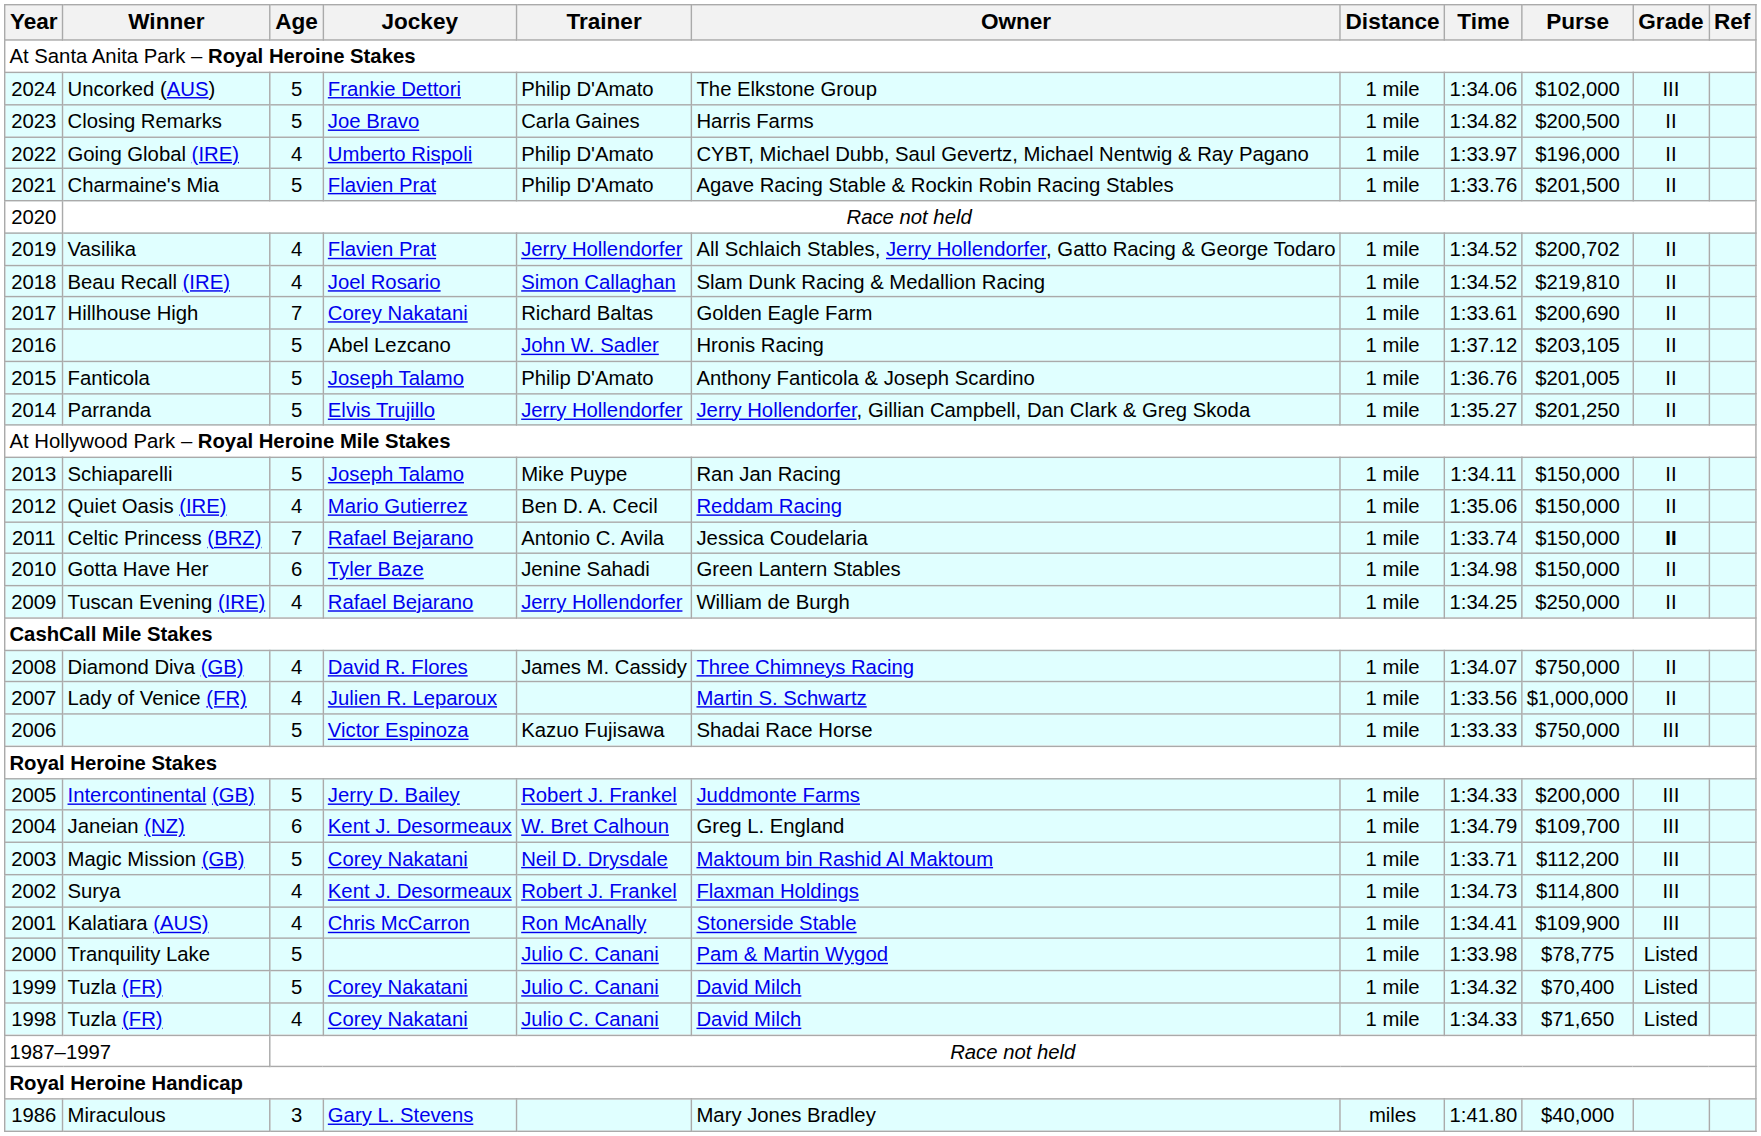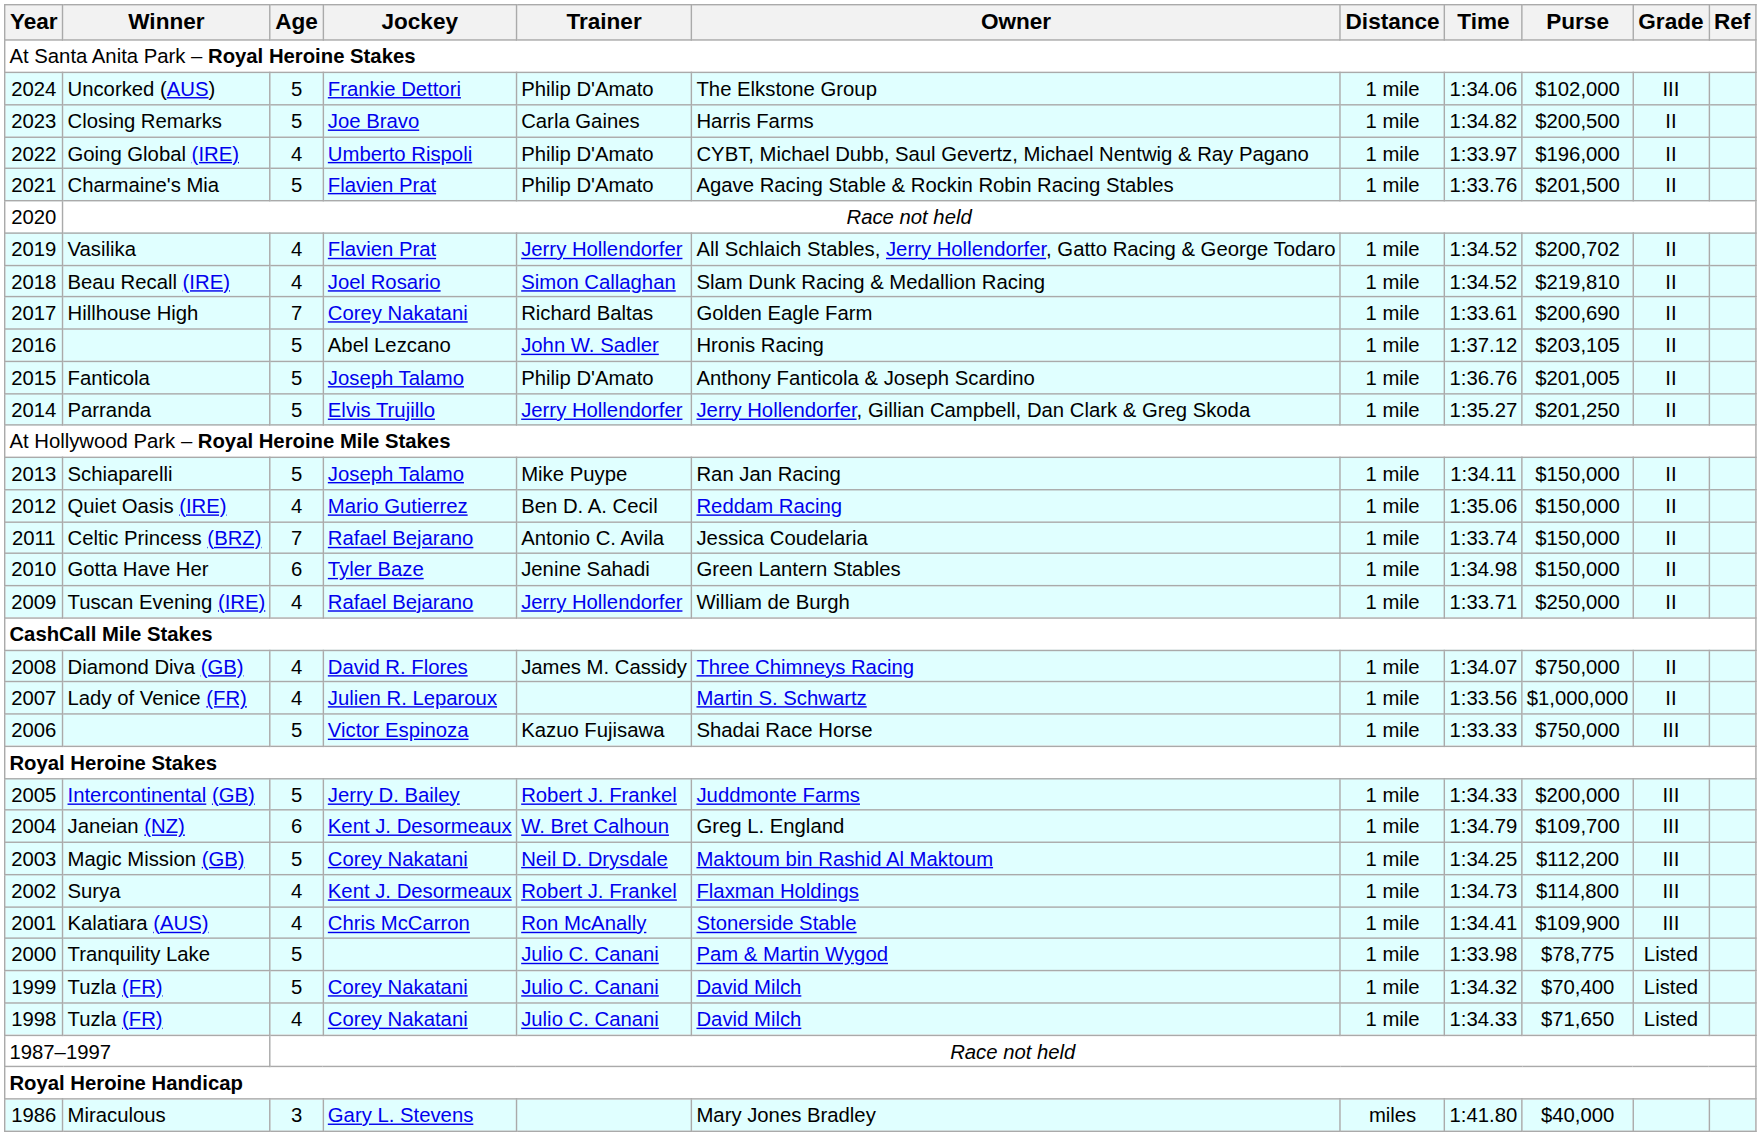(1671, 538) bold -> (1671, 538) normal
(1483, 602) 1:34.25 -> (1483, 602) 1:33.71
(1483, 858) 1:33.71 -> (1483, 858) 1:34.25
